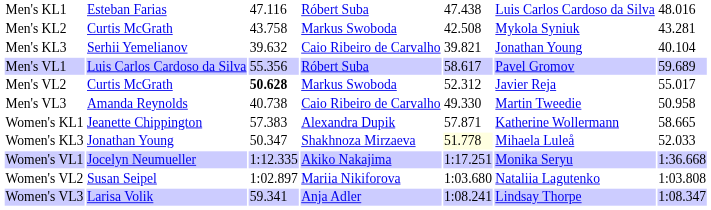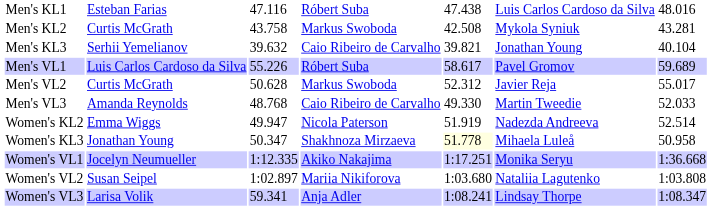(269, 66) 55.356 -> (269, 66) 55.226
(269, 85) bold -> (269, 85) normal
(269, 103) 40.738 -> (269, 103) 48.768
(677, 103) 50.958 -> (677, 103) 52.033
- row: (45, 122)
+ row: (45, 122)
(677, 141) 52.033 -> (677, 141) 50.958
